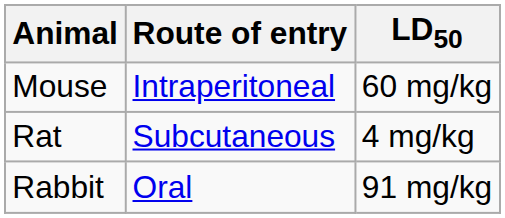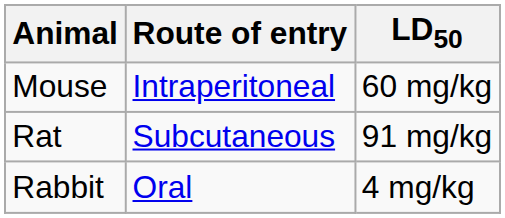(418, 136) 4 mg/kg -> (427, 136) 91 mg/kg
(427, 186) 91 mg/kg -> (418, 186) 4 mg/kg
